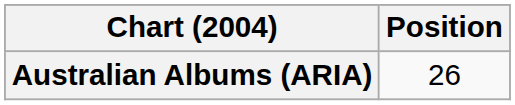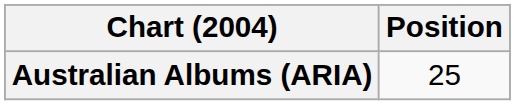(444, 74) 26 -> (444, 74) 25
